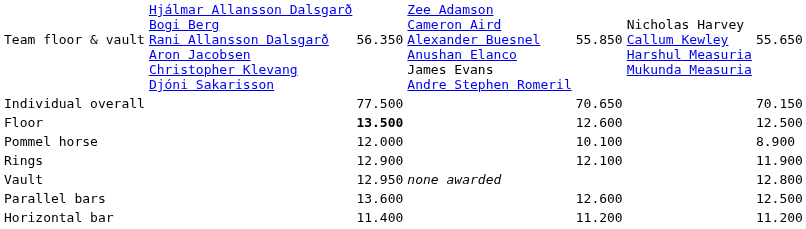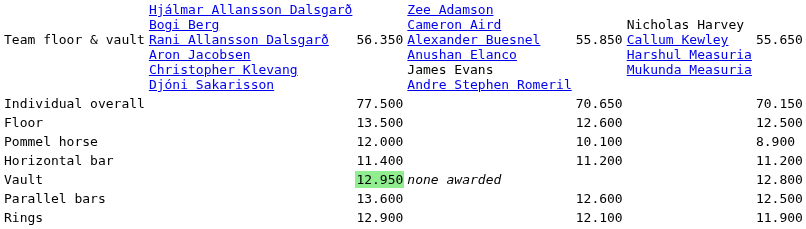(380, 122) bold -> (380, 122) normal
rows swapped: (24, 160) <-> (59, 218)
(380, 180) no background -> (380, 180) lightgreen background
